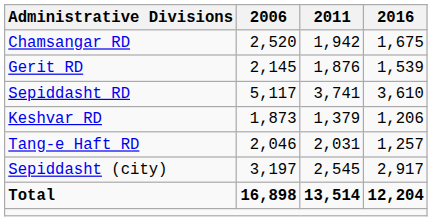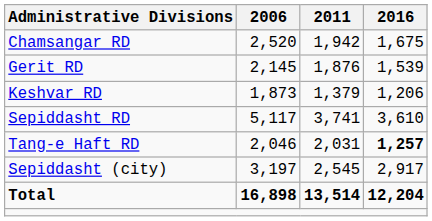rows swapped: (55, 119) <-> (69, 94)
(400, 144) normal -> (400, 144) bold
